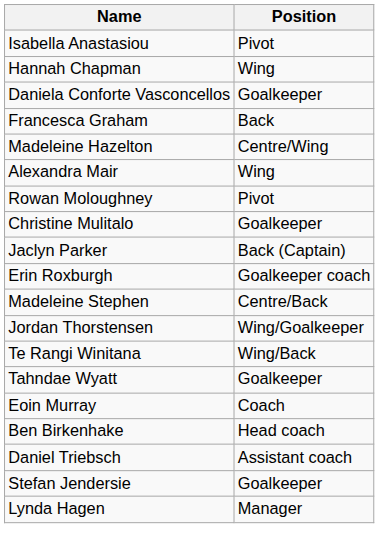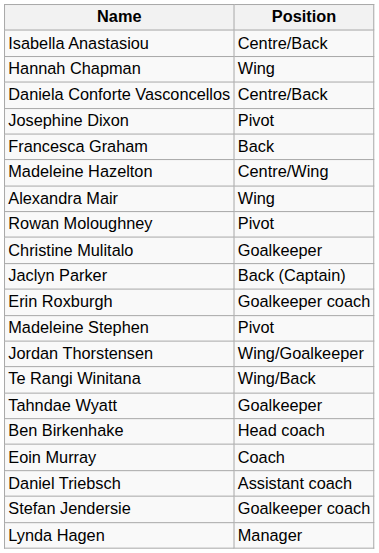(256, 43) Pivot -> (283, 43) Centre/Back
(280, 95) Goalkeeper -> (283, 95) Centre/Back
+ row: (69, 120)
(283, 302) Centre/Back -> (256, 328) Pivot
rows swapped: (66, 431) <-> (52, 405)
(280, 483) Goalkeeper -> (304, 509) Goalkeeper coach
